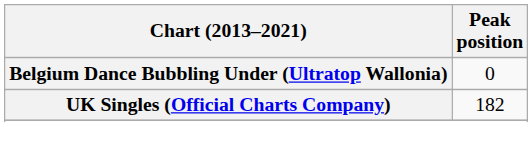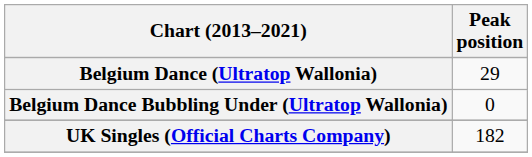+ row: (228, 73)
